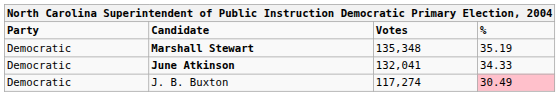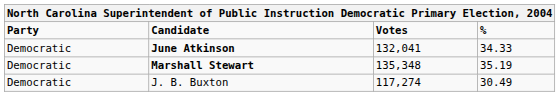rows swapped: (203, 48) <-> (193, 65)
(496, 83) pink background -> (496, 83) no background
